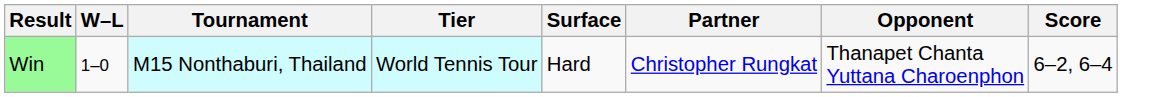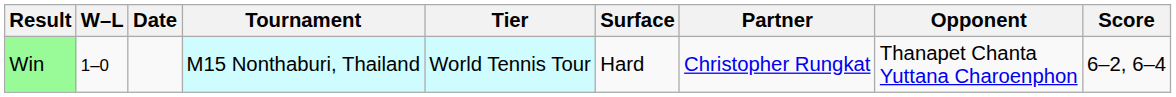+ column: (155, 20)
